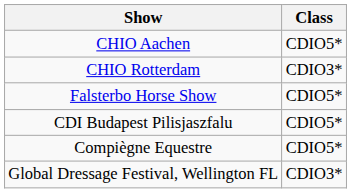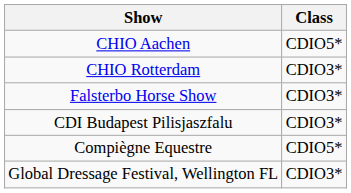(314, 95) CDIO5* -> (314, 95) CDIO3*
(314, 122) CDIO5* -> (314, 122) CDIO3*
